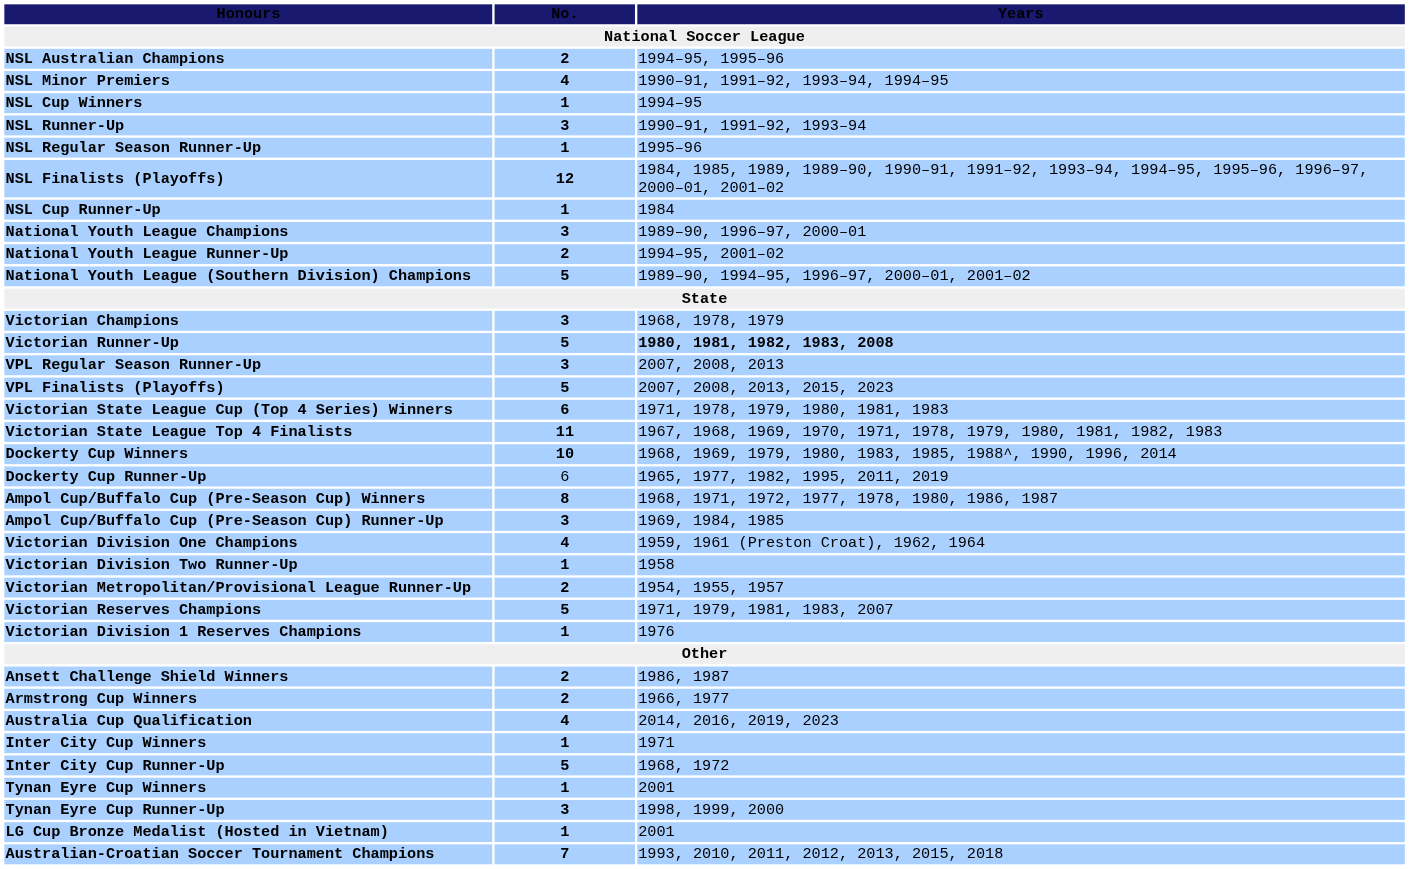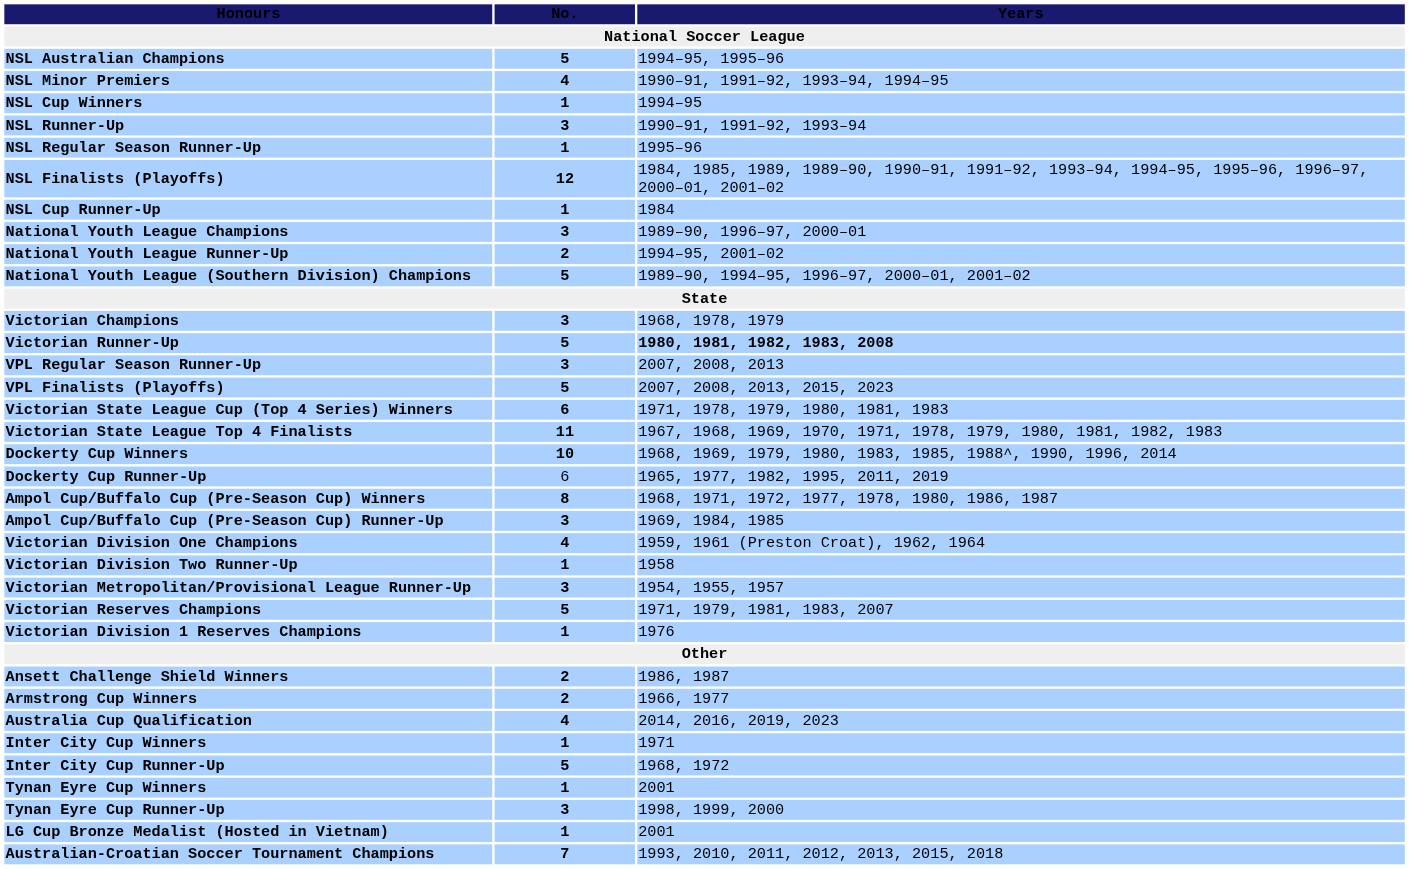(565, 59) 2 -> (565, 59) 5
(565, 588) 2 -> (565, 588) 3
